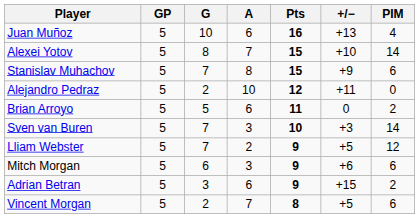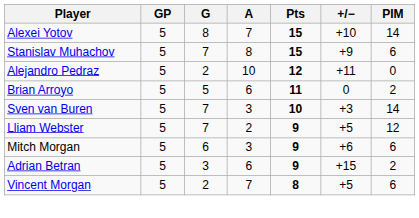- row: (40, 33)
